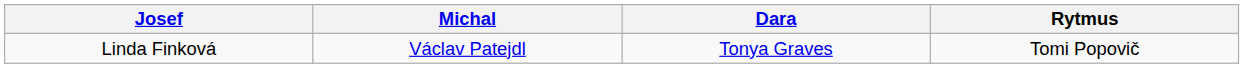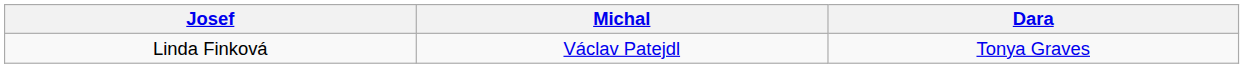- column: (1085, 19)
